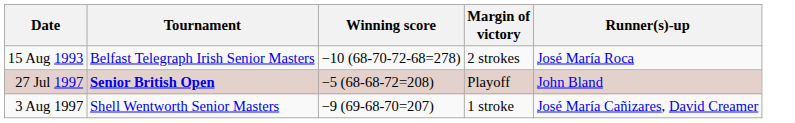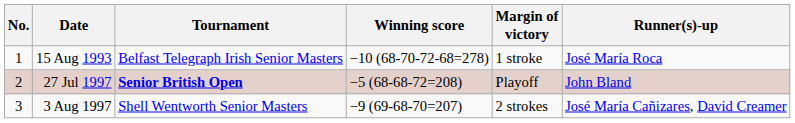+ column: (19, 25)
(493, 58) 2 strokes -> (519, 58) 1 stroke
(491, 106) 1 stroke -> (522, 106) 2 strokes
